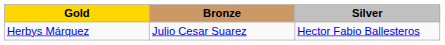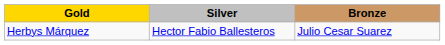columns swapped: (367, 13) <-> (222, 13)
